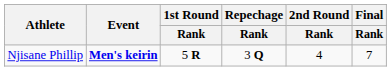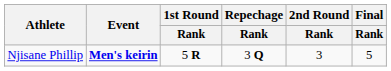(319, 56) 4 -> (319, 56) 3
(369, 56) 7 -> (369, 56) 5
